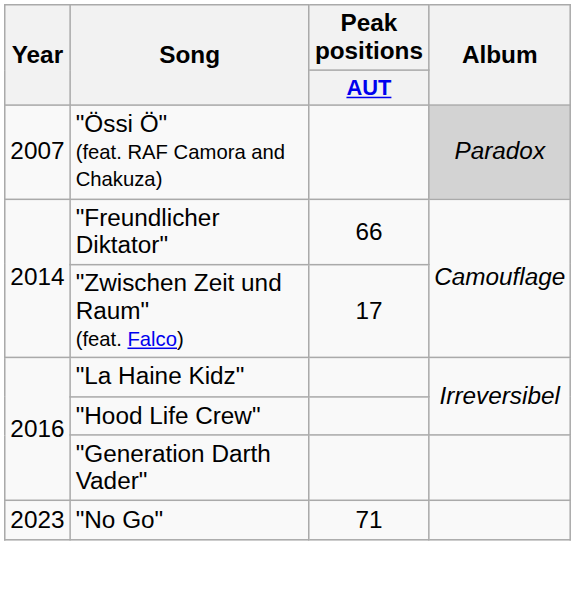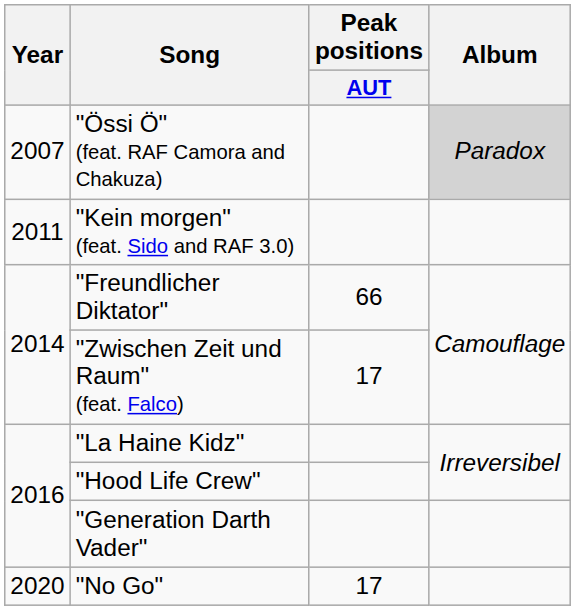+ row: (185, 231)
(37, 519) 2023 -> (37, 585) 2020
(369, 519) 71 -> (369, 585) 17
